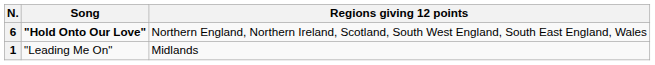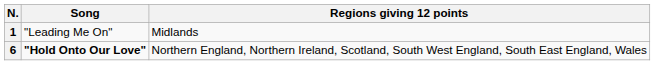rows swapped: (13, 32) <-> (13, 50)
